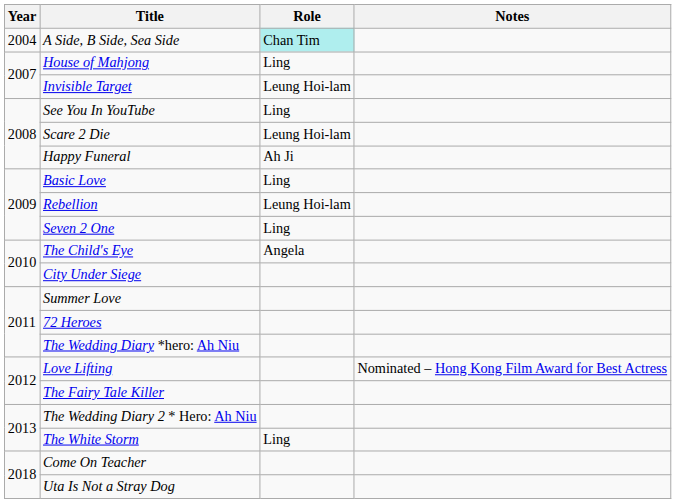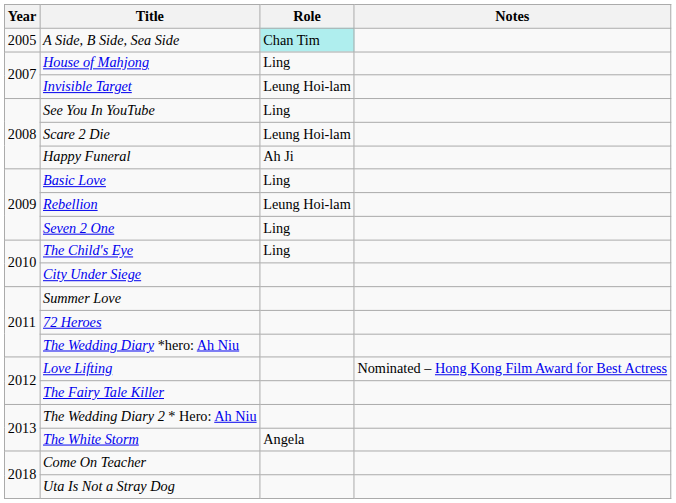(22, 40) 2004 -> (22, 40) 2005
(284, 251) Angela -> (277, 251) Ling
(277, 439) Ling -> (284, 439) Angela
